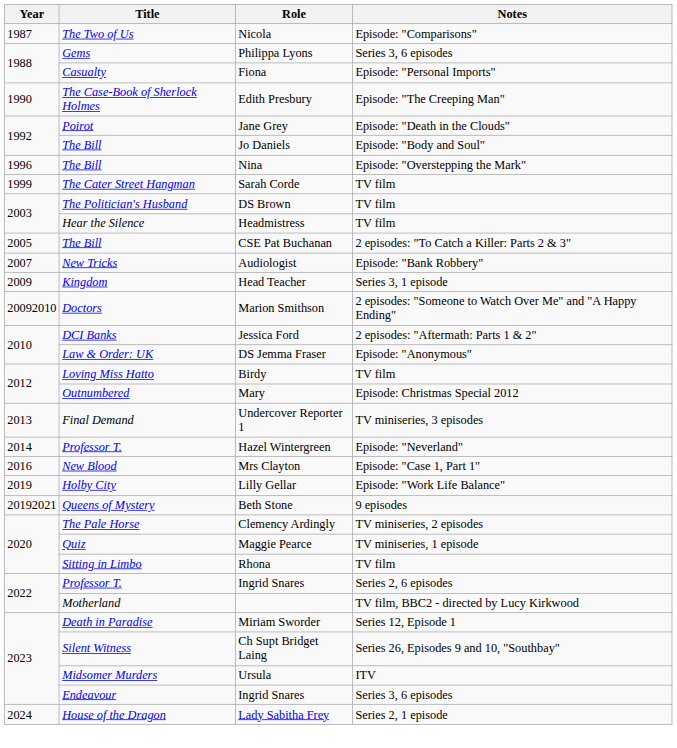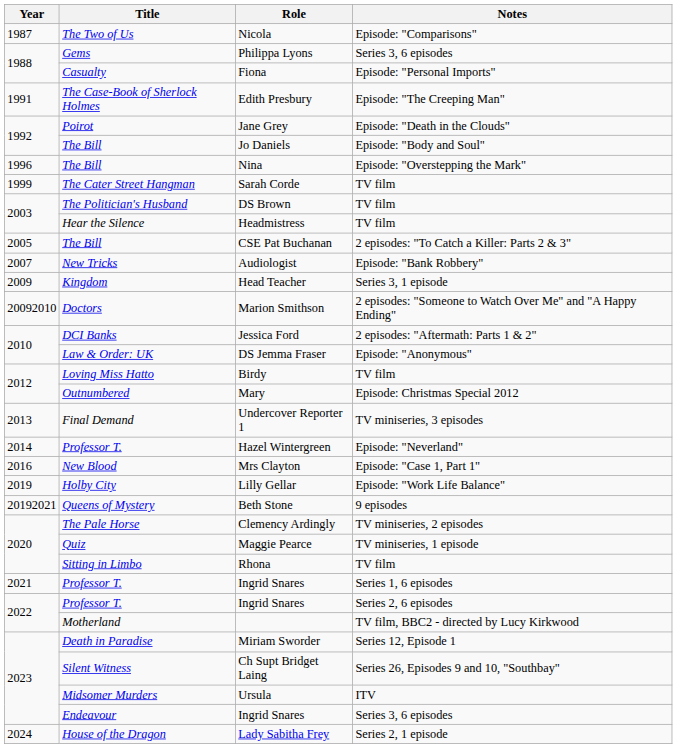(20, 99) 1990 -> (20, 99) 1991
+ row: (271, 583)
